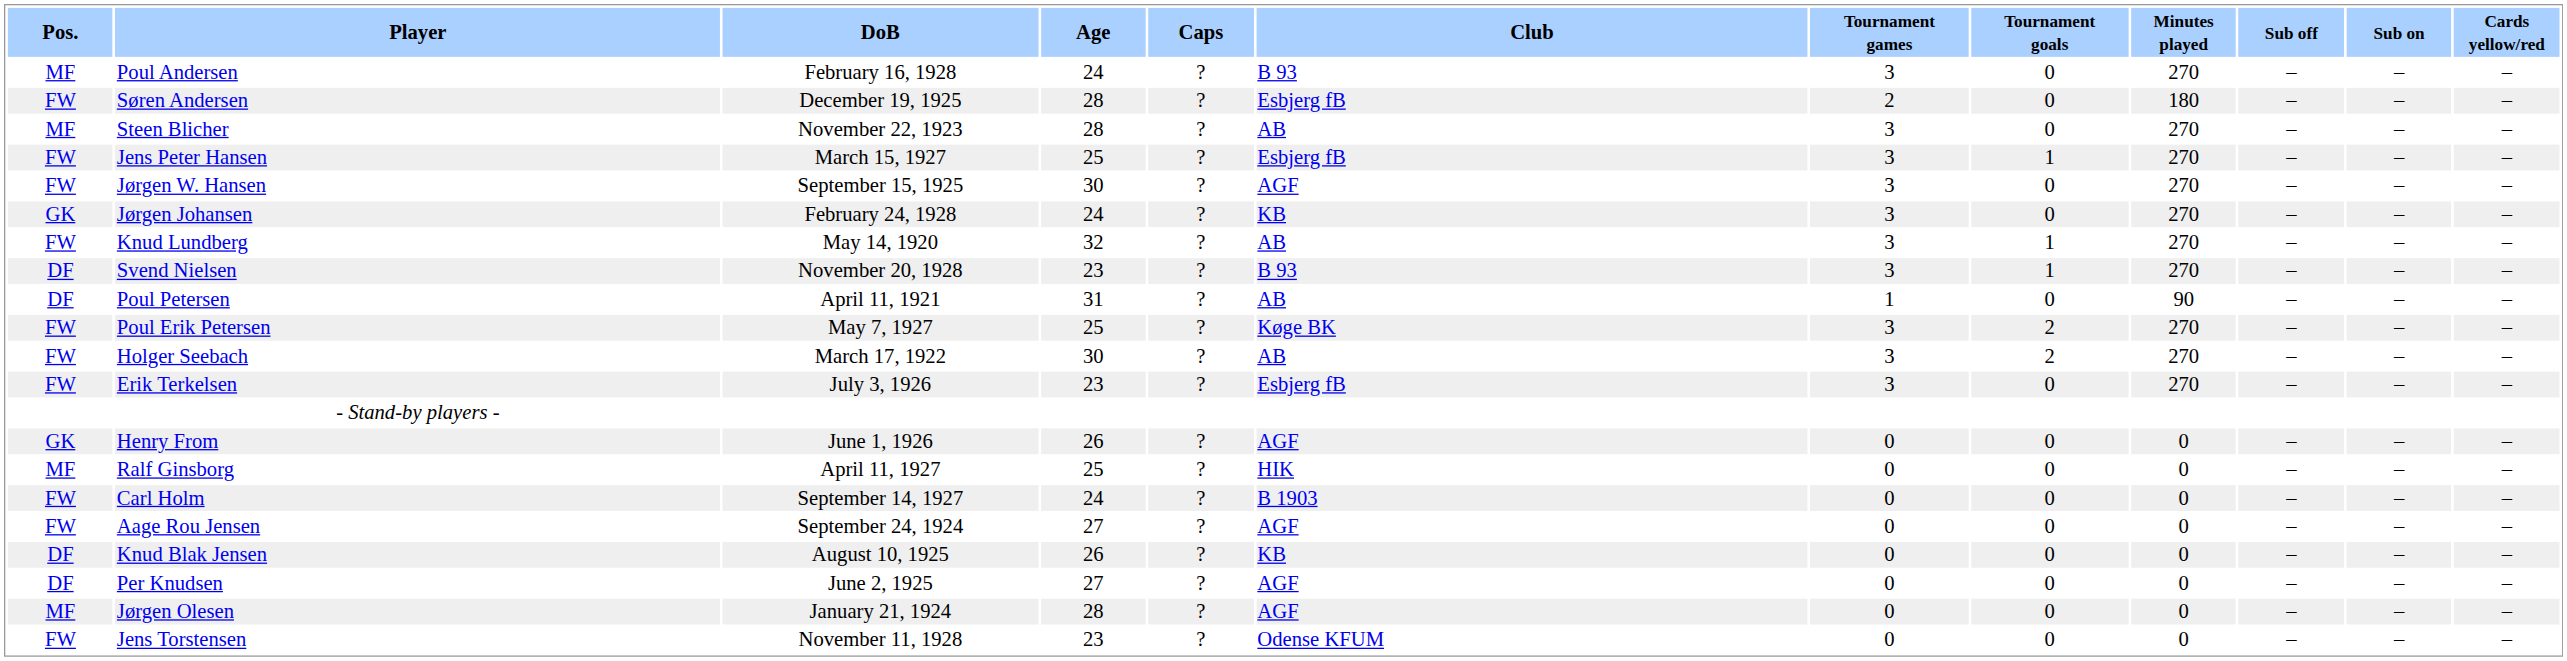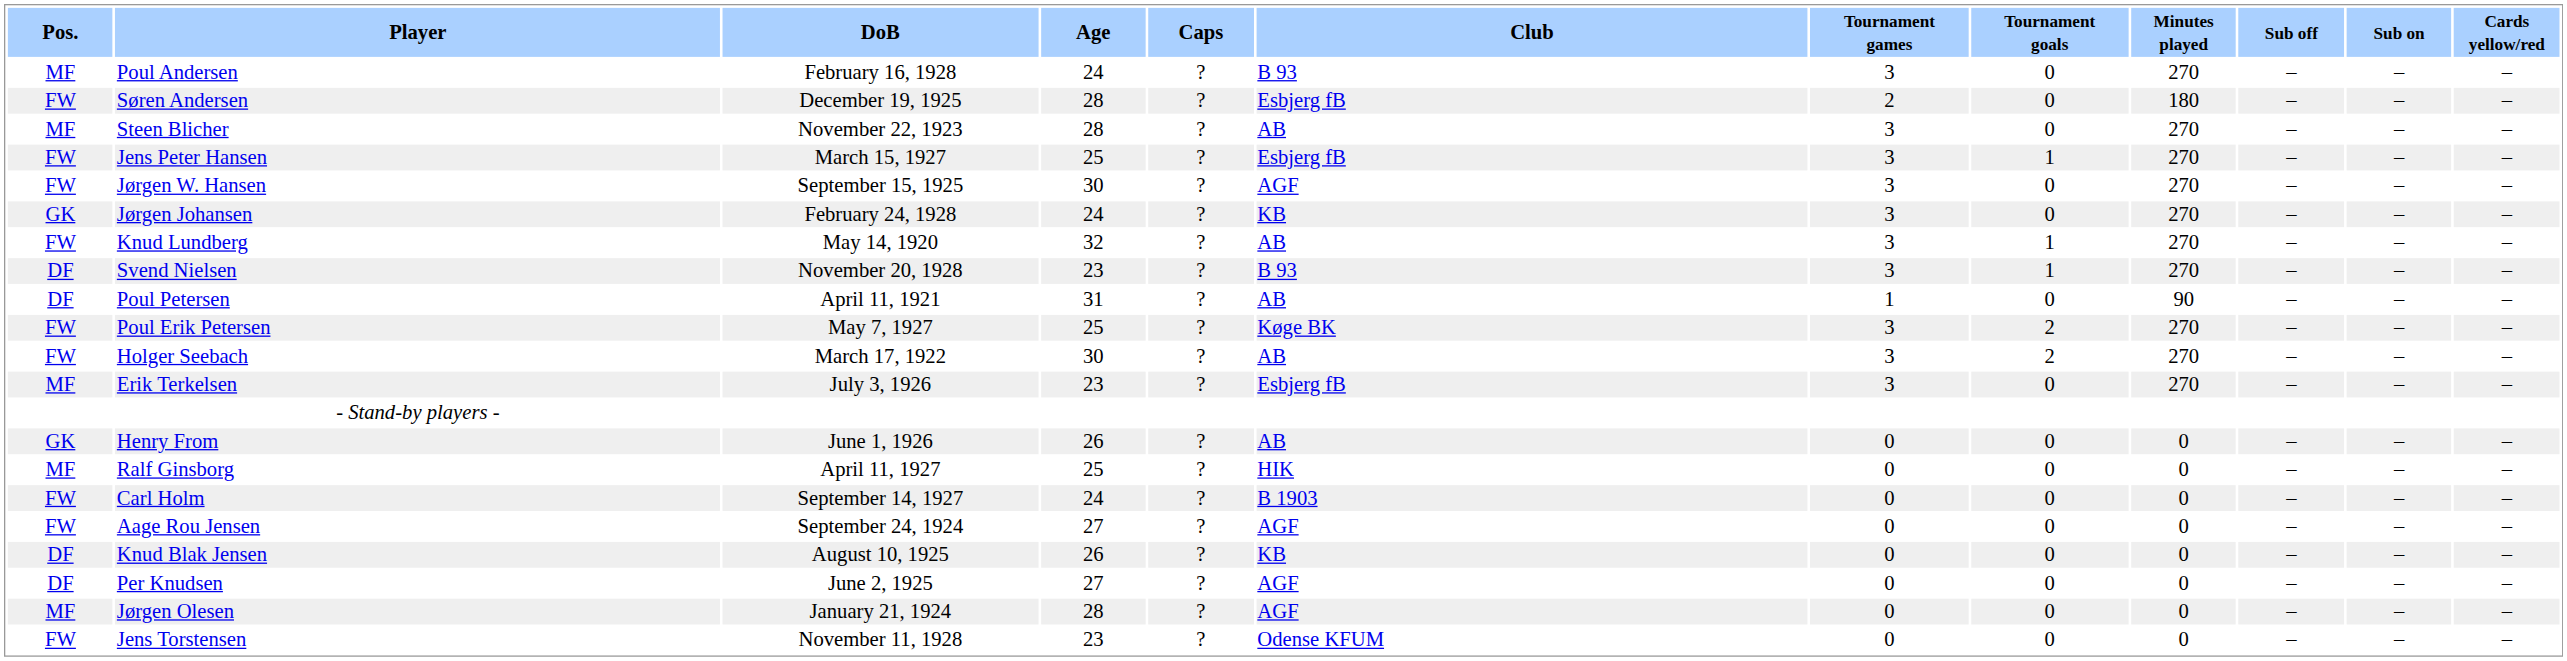(60, 384) FW -> (60, 384) MF
(1278, 441) AGF -> (1272, 441) AB
